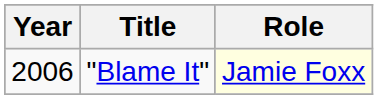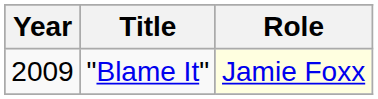(42, 71) 2006 -> (42, 71) 2009
